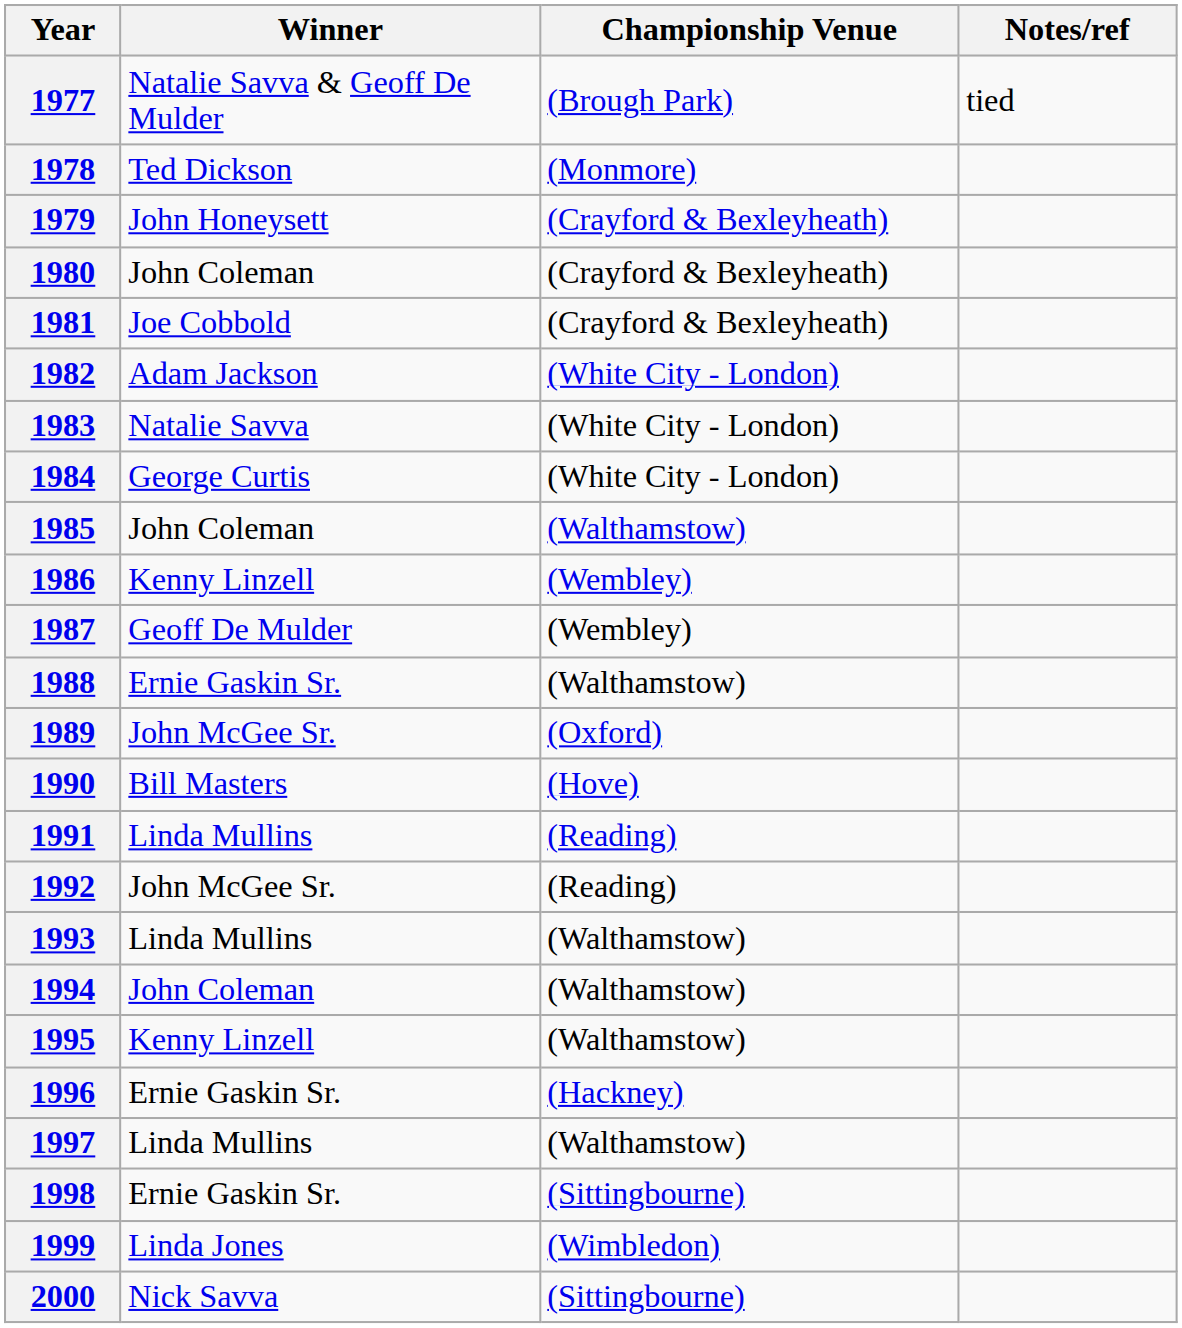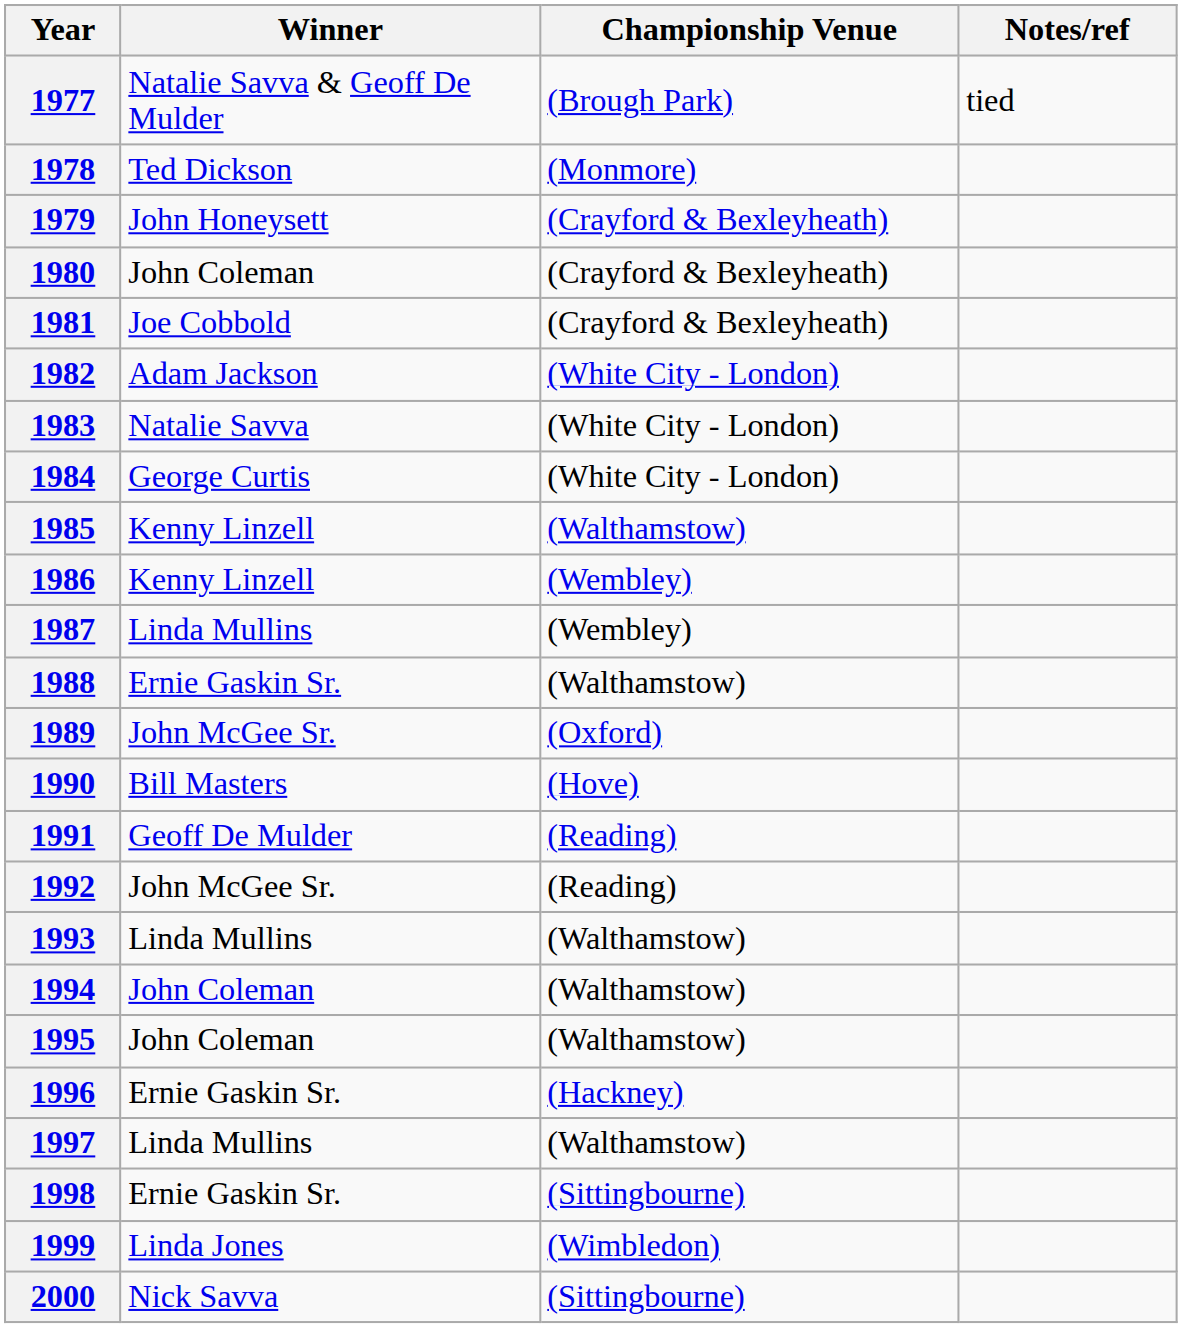(221, 527) John Coleman -> (221, 527) Kenny Linzell
(240, 630) Geoff De Mulder -> (220, 630) Linda Mullins
(220, 835) Linda Mullins -> (240, 835) Geoff De Mulder
(221, 1040) Kenny Linzell -> (221, 1040) John Coleman
